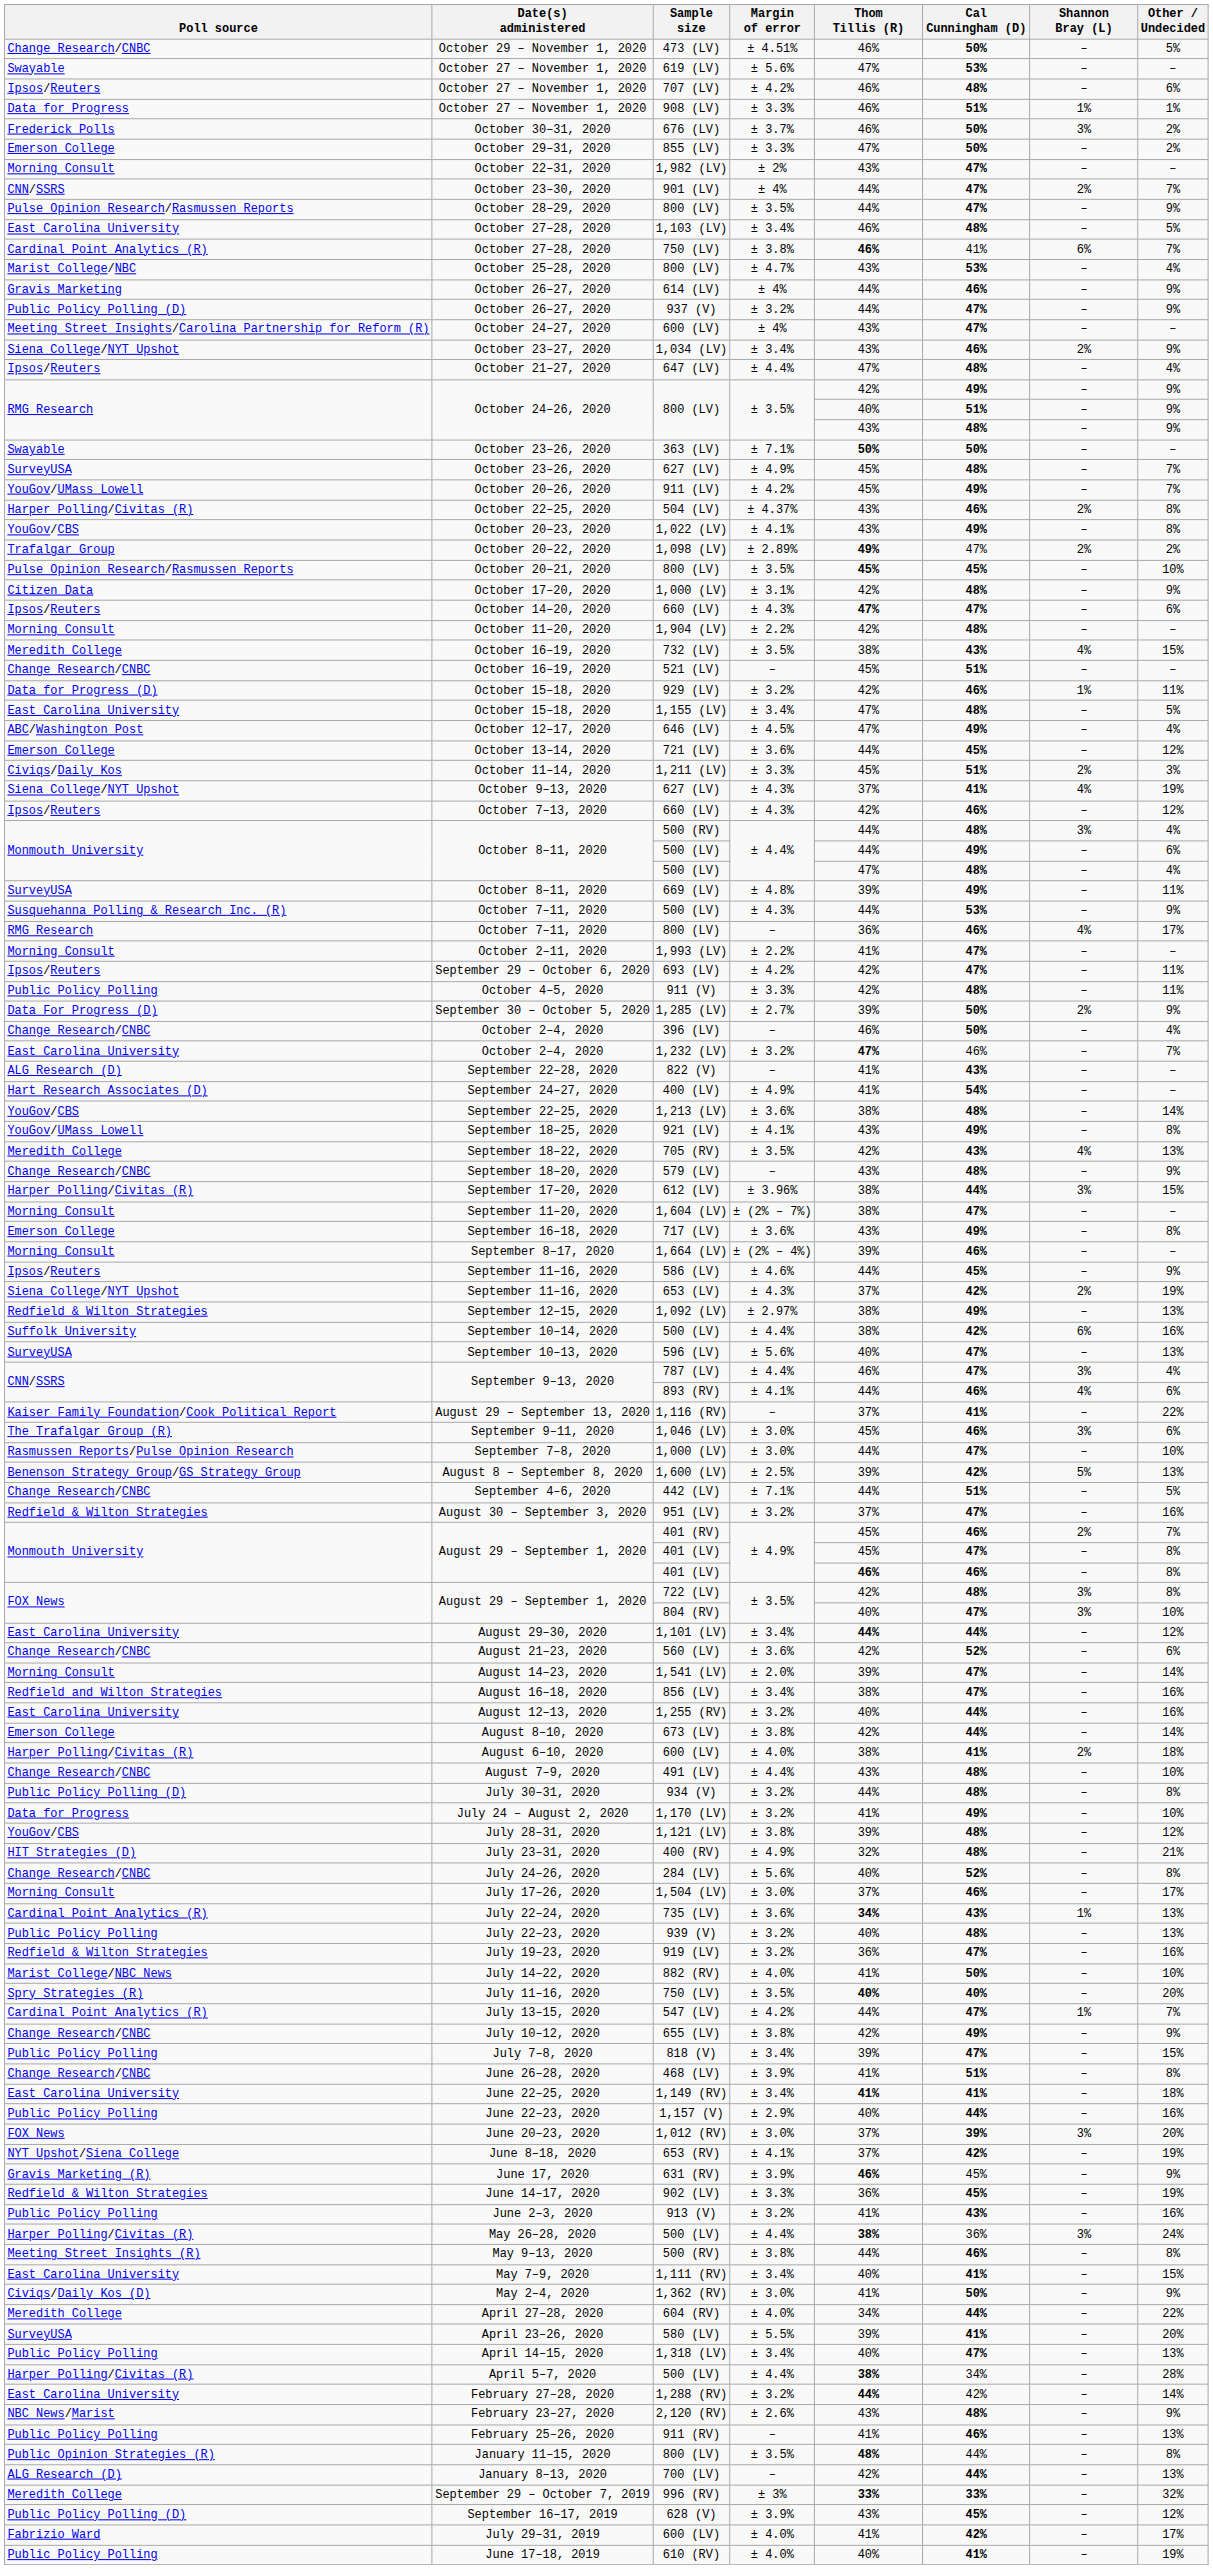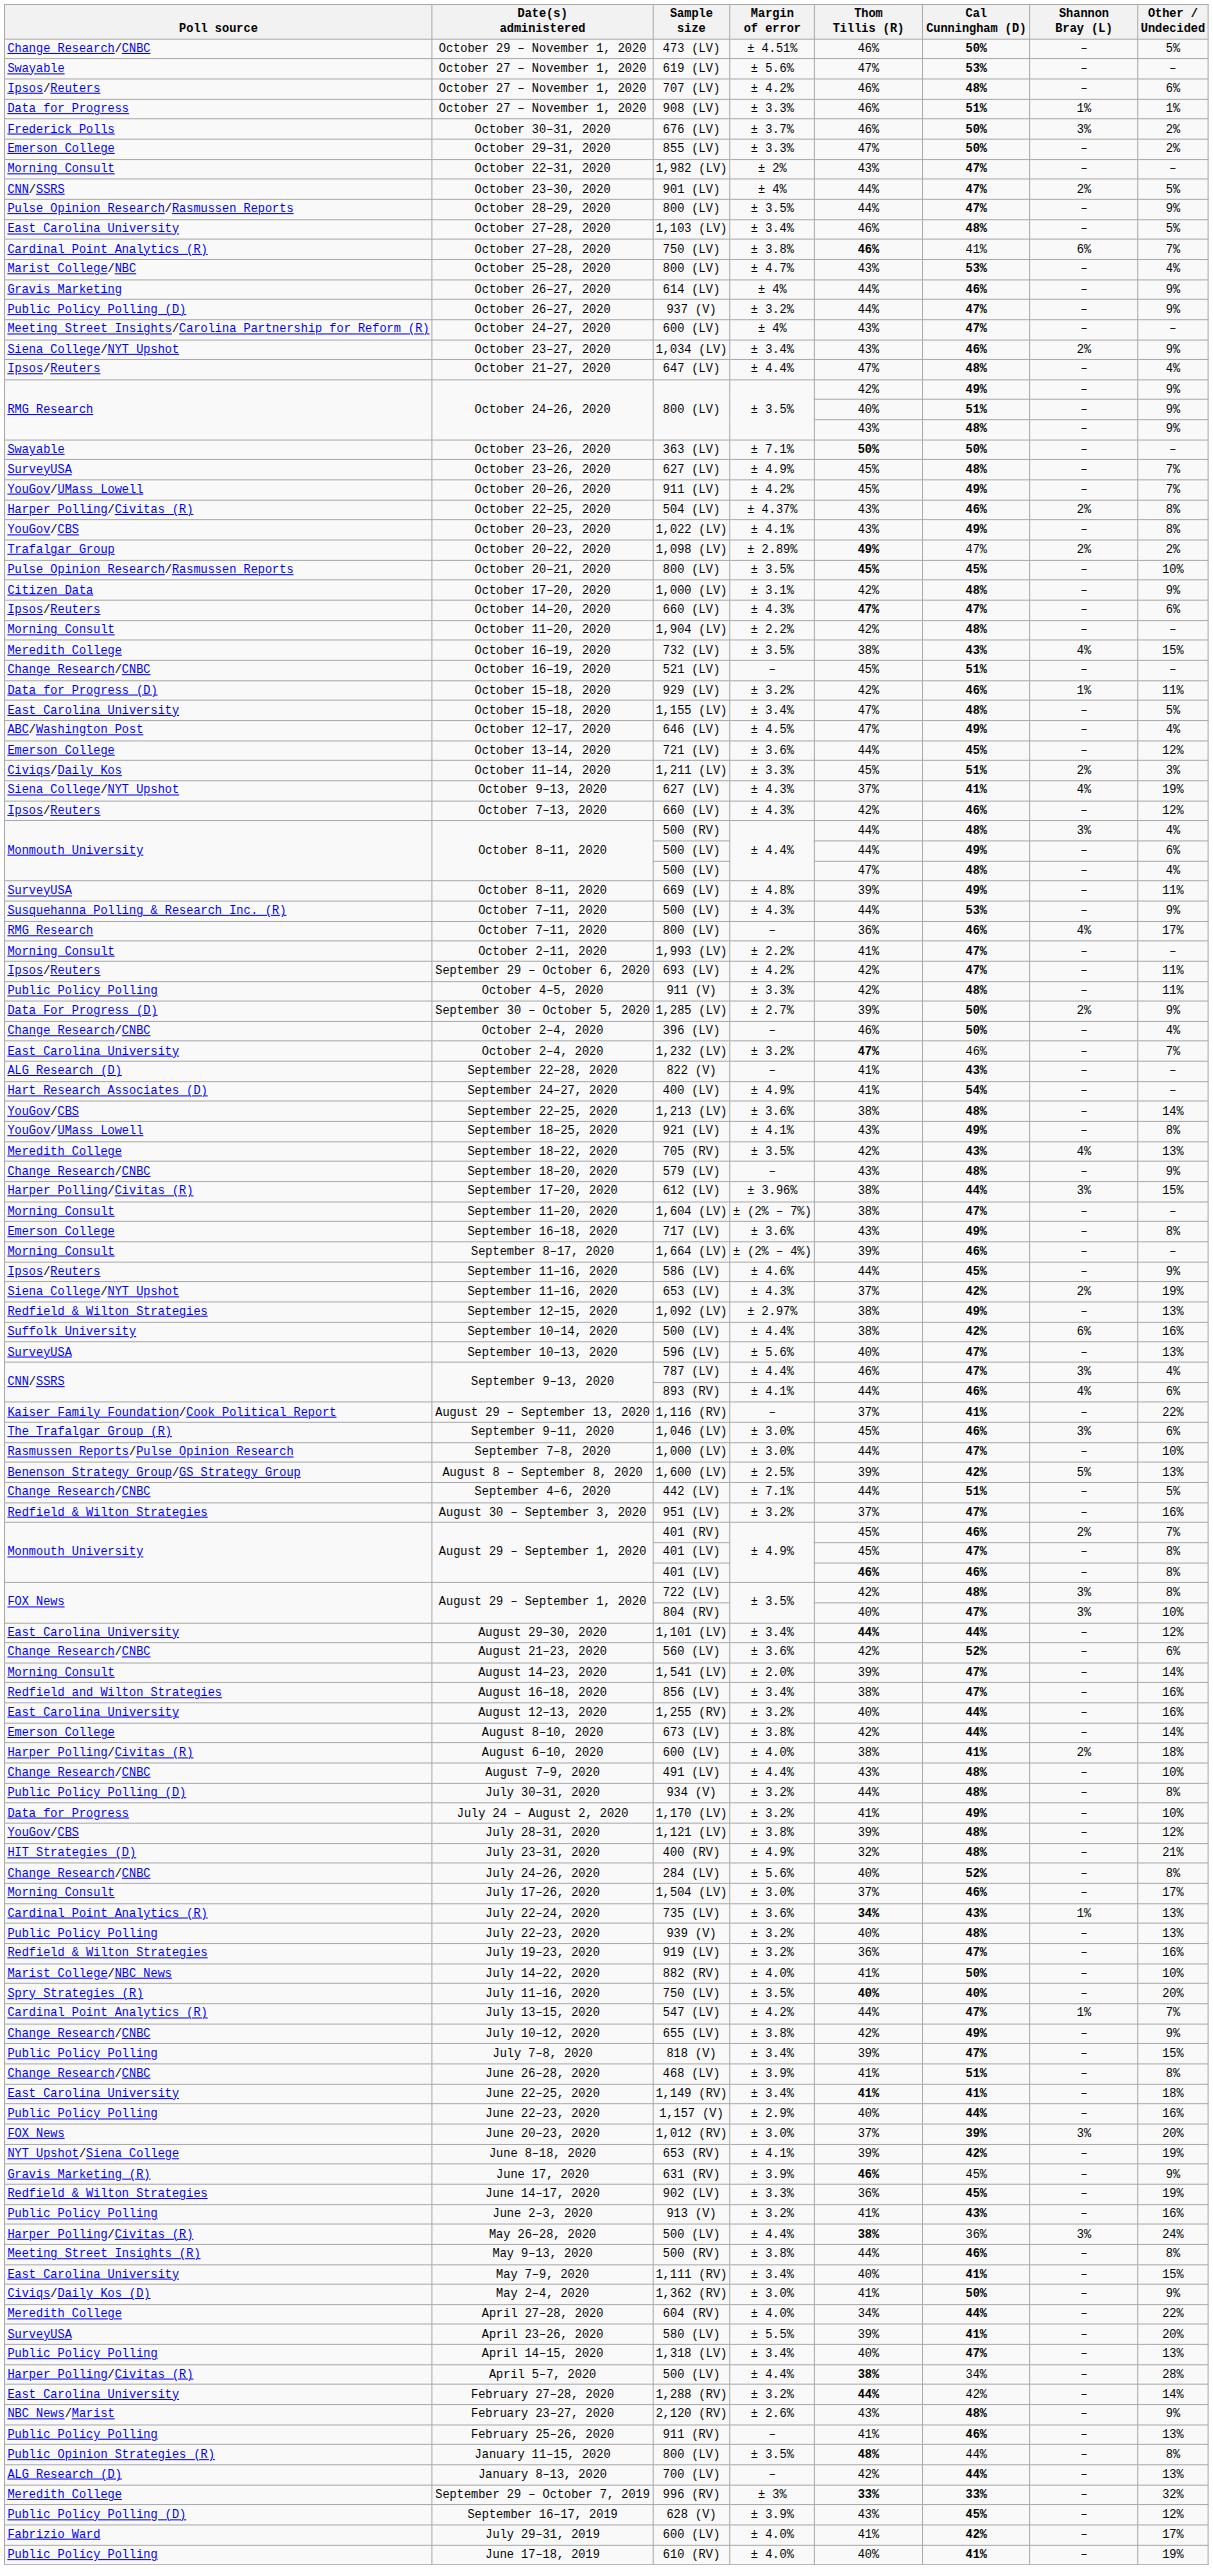(1173, 189) 7% -> (1173, 189) 5%
(868, 2154) 37% -> (868, 2154) 39%
